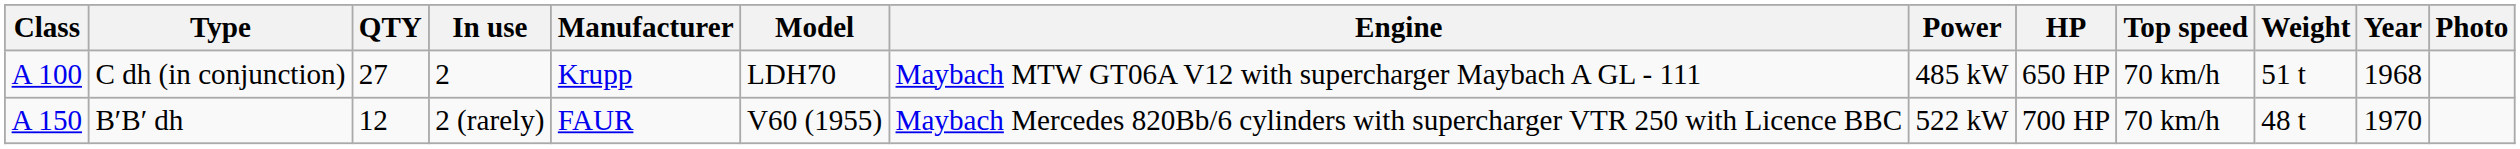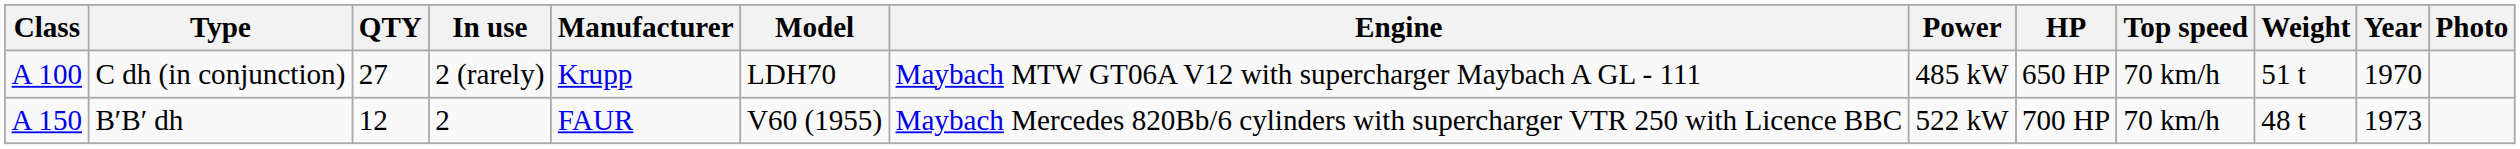(443, 73) 2 -> (490, 73) 2 (rarely)
(2393, 73) 1968 -> (2393, 73) 1970
(490, 119) 2 (rarely) -> (443, 119) 2
(2393, 119) 1970 -> (2393, 119) 1973
